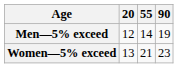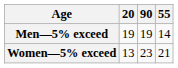columns swapped: (146, 14) <-> (164, 14)
(128, 33) 12 -> (128, 33) 19
